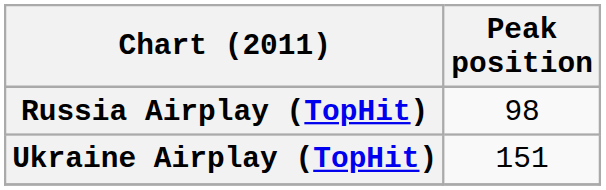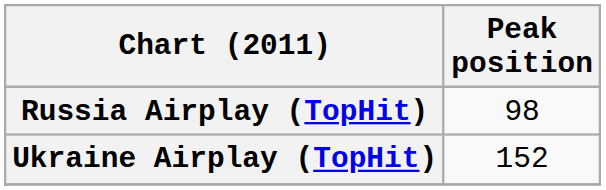(522, 159) 151 -> (522, 159) 152
